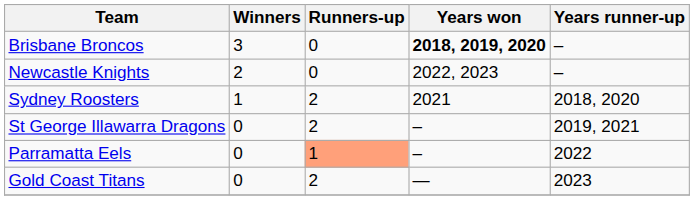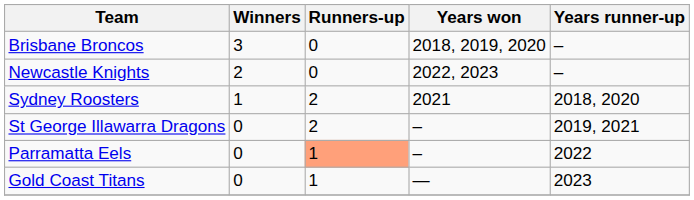(479, 45) bold -> (479, 45) normal
(313, 180) 2 -> (313, 180) 1
